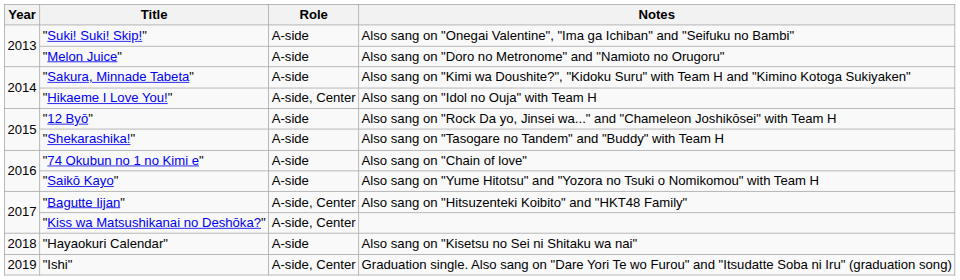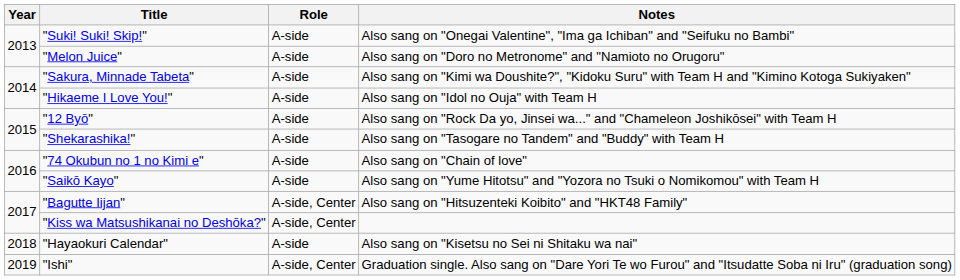(314, 98) A-side, Center -> (290, 98) A-side
